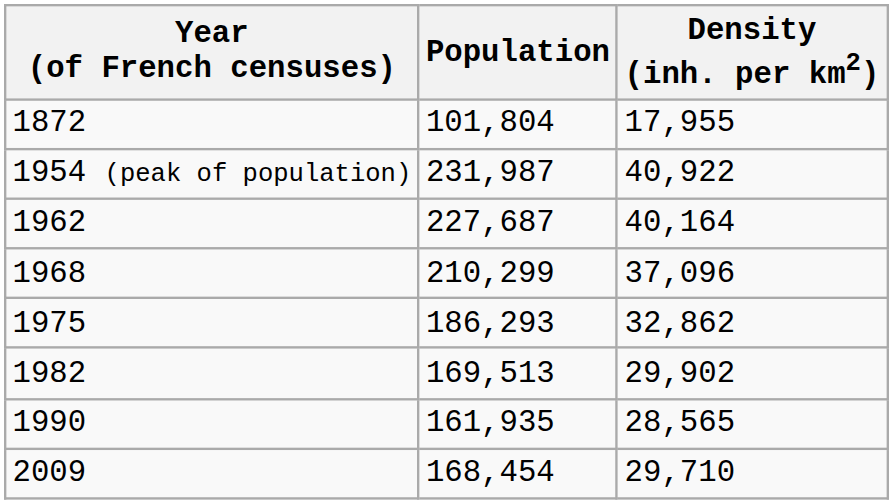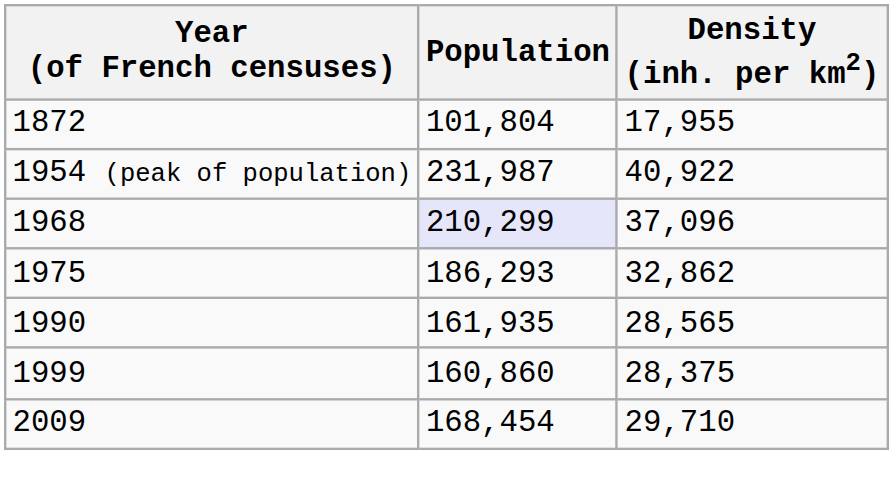- row: (49, 223)
(490, 273) no background -> (490, 223) lavender background
- row: (49, 373)
+ row: (49, 373)
